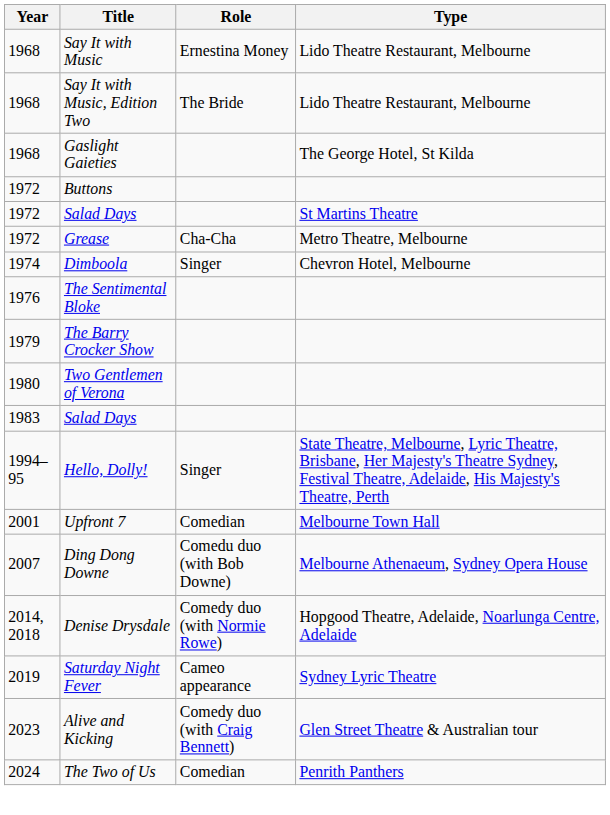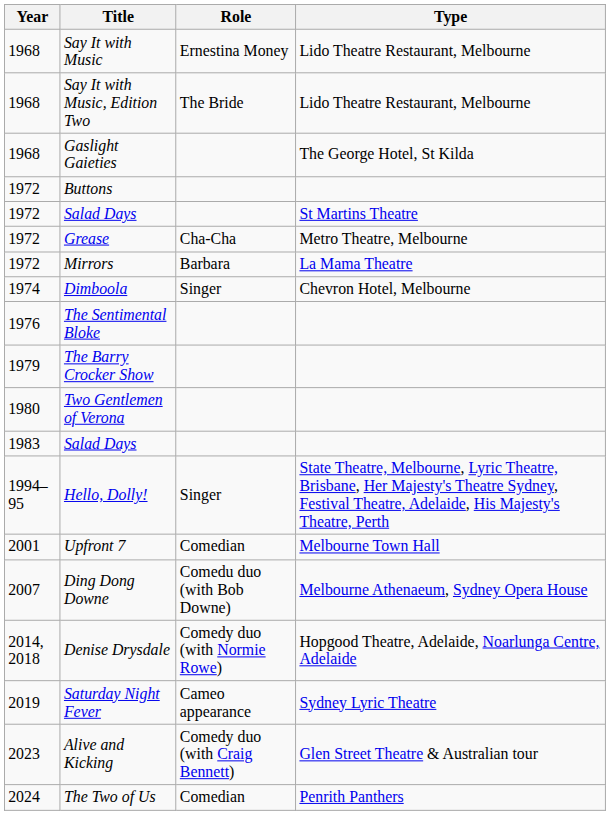+ row: (24, 264)
